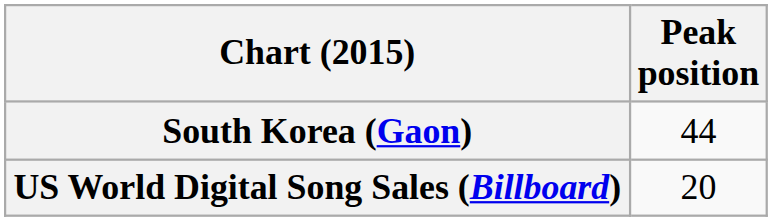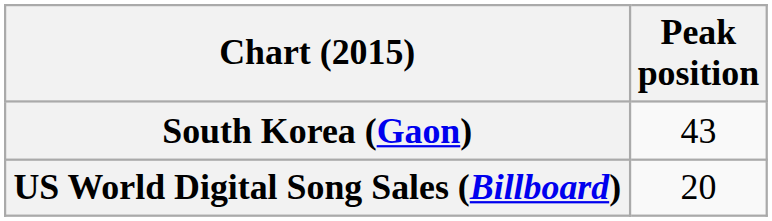(698, 130) 44 -> (698, 130) 43
